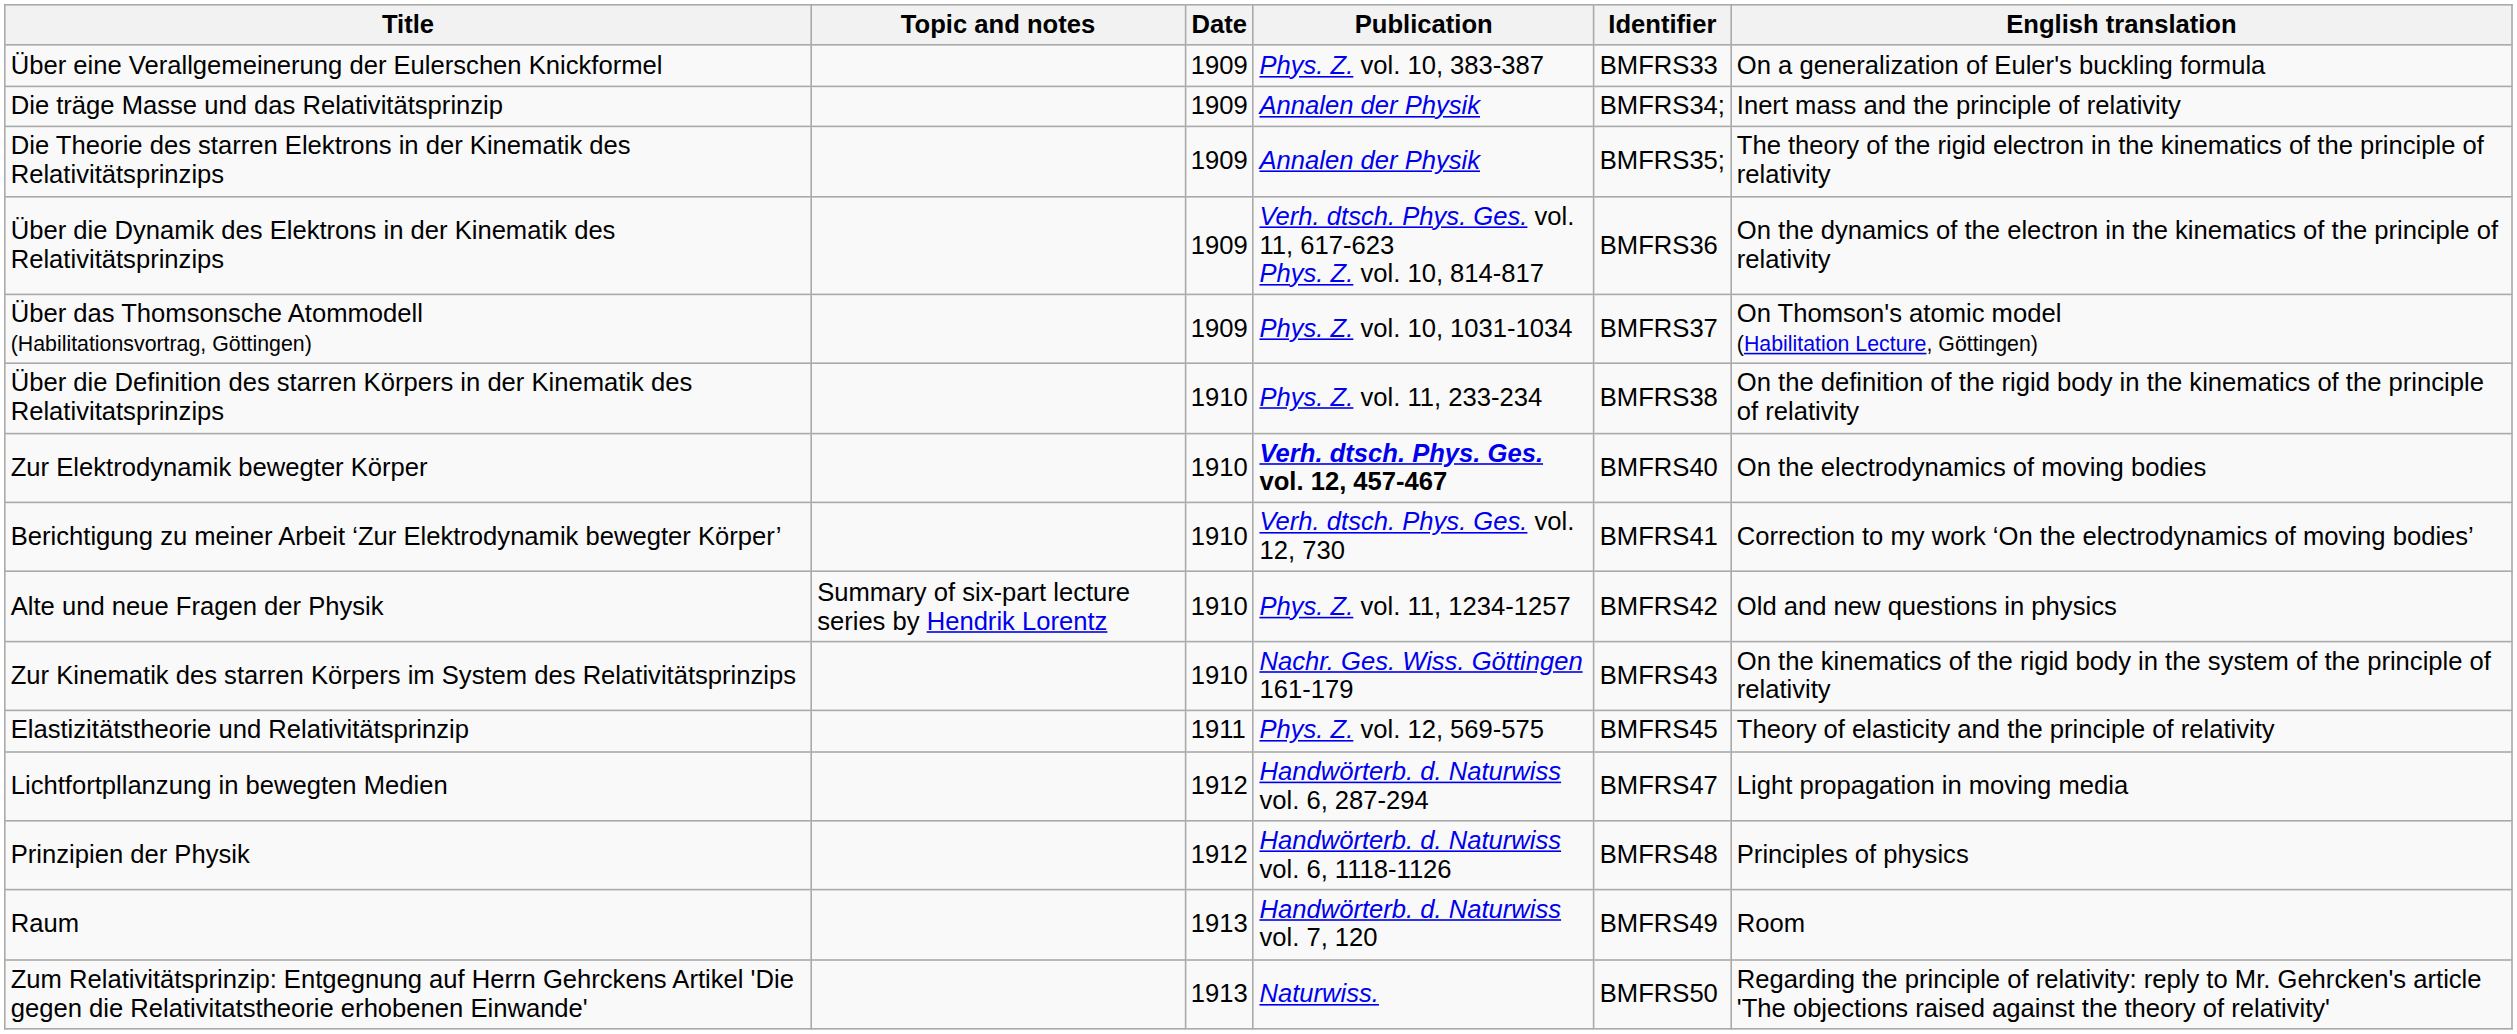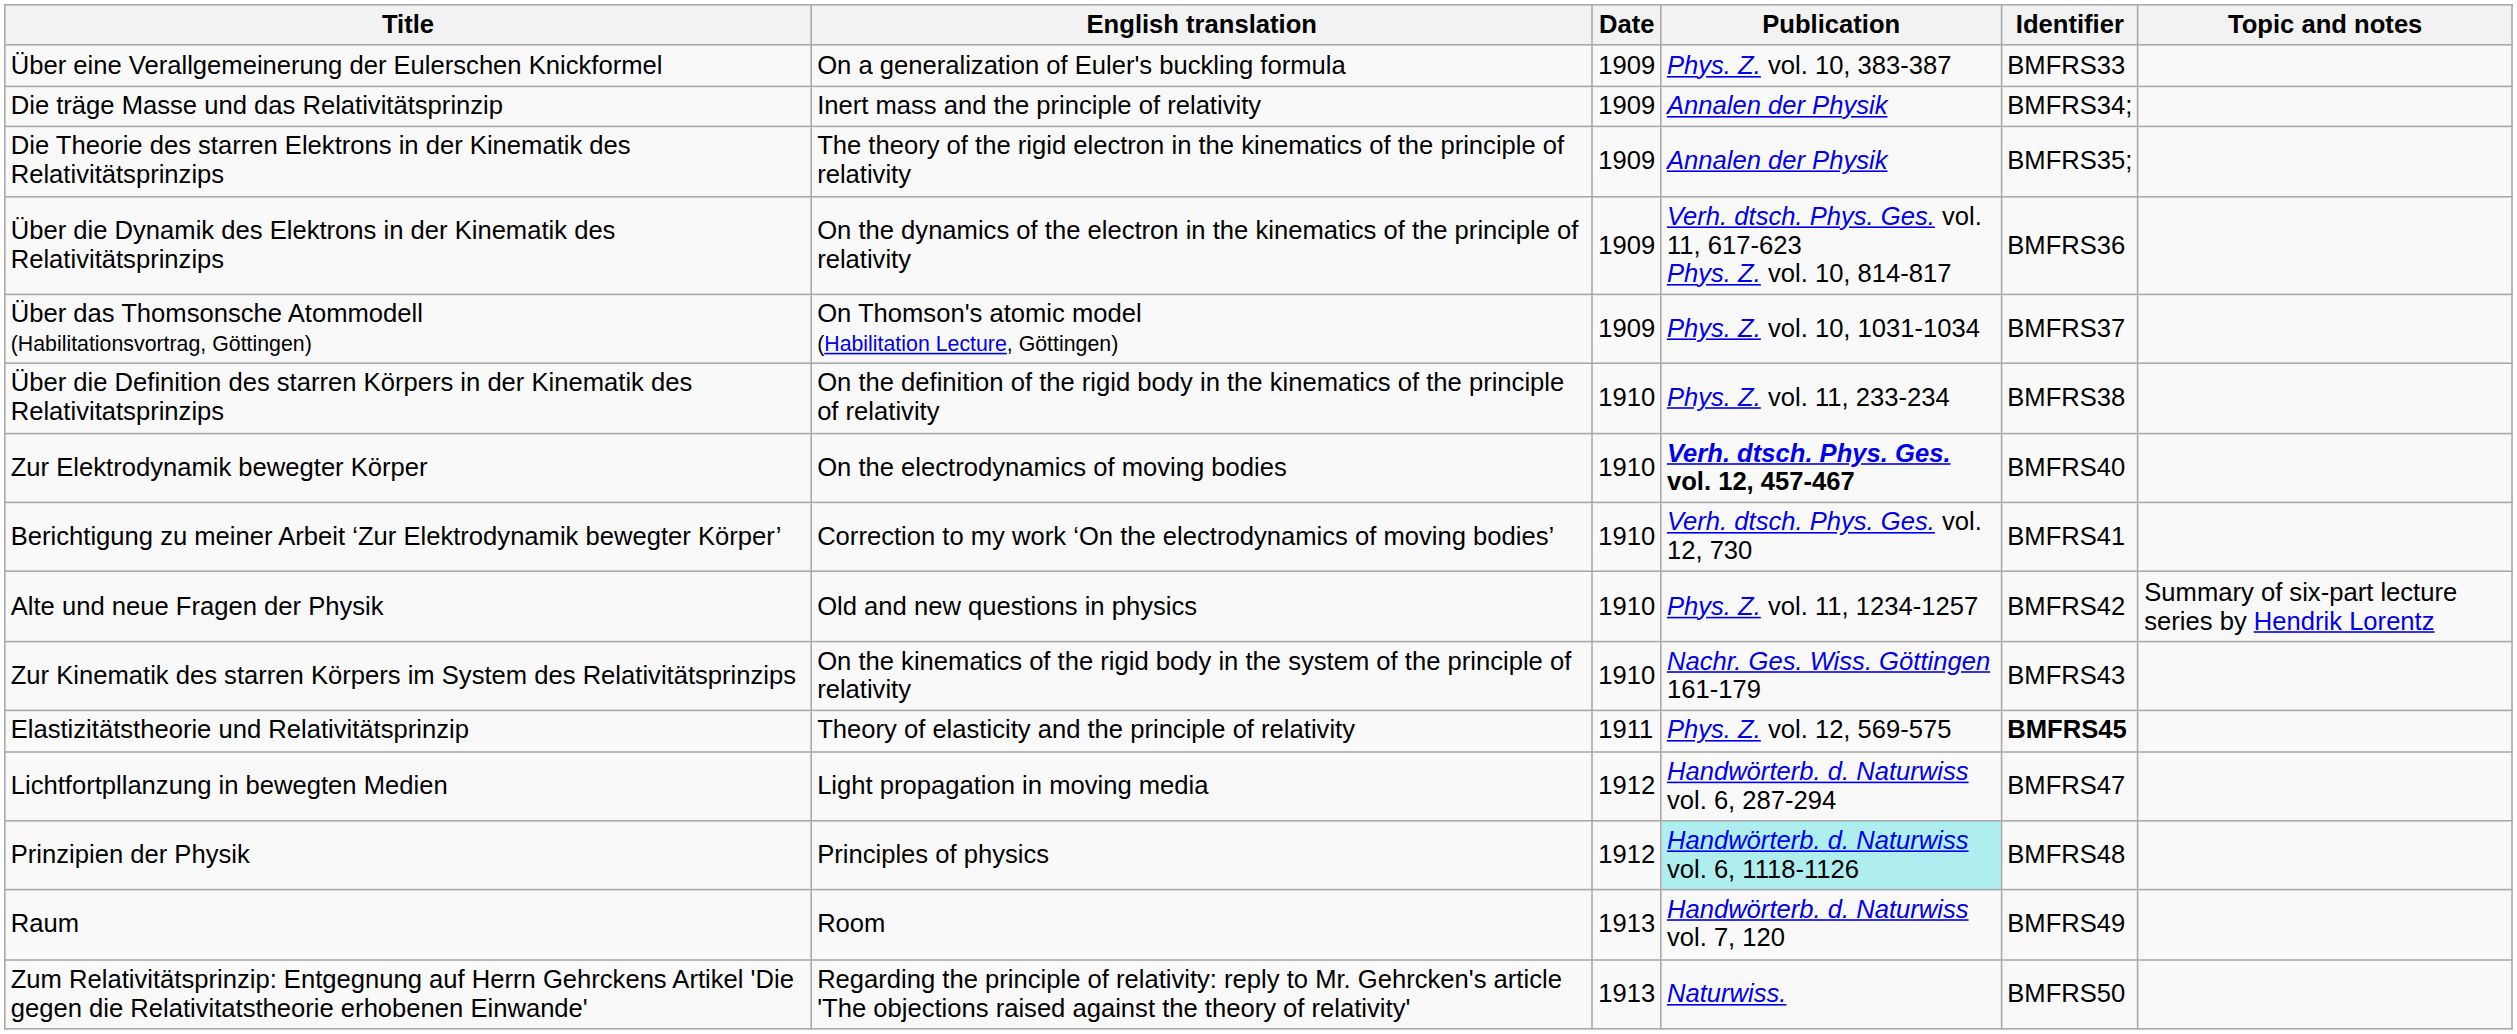columns swapped: (2121, 24) <-> (998, 24)
(1659, 730) normal -> (2067, 730) bold
(1410, 854) no background -> (1818, 854) paleturquoise background
